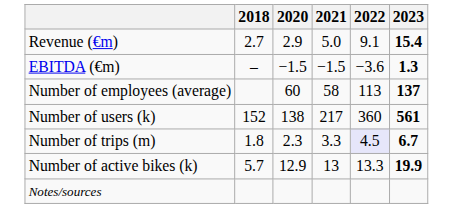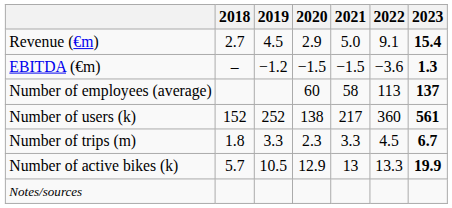+ column: (273, 16)
(370, 141) lavender background -> (389, 141) no background
